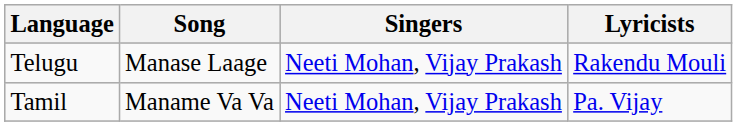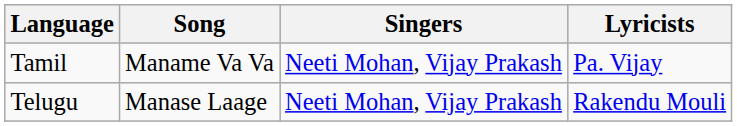rows swapped: (39, 101) <-> (44, 62)
